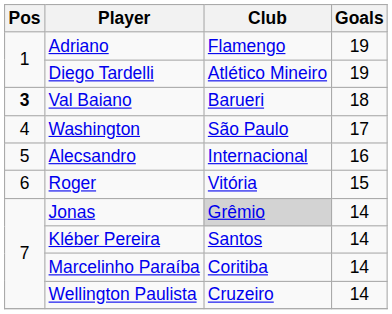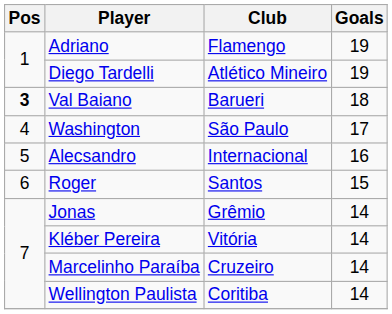(232, 184) Vitória -> (235, 184) Santos
(236, 211) lightgrey background -> (236, 211) no background
(235, 239) Santos -> (232, 239) Vitória
(238, 267) Coritiba -> (241, 267) Cruzeiro
(241, 294) Cruzeiro -> (238, 294) Coritiba
